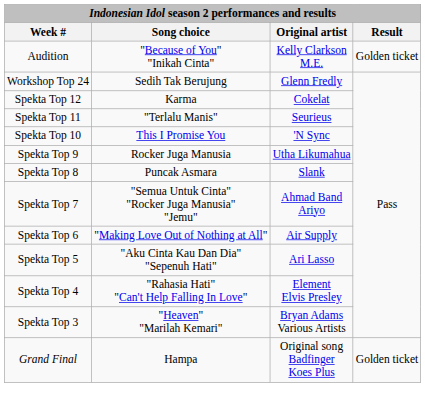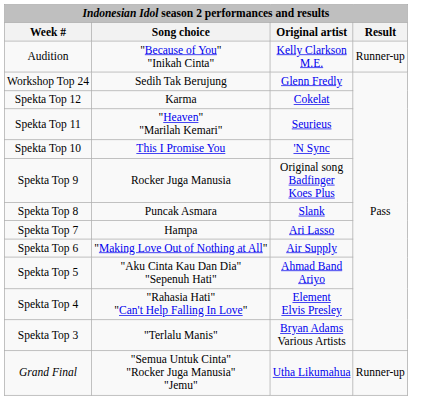(387, 56) Golden ticket -> (380, 56) Runner-up
(181, 117) "Terlalu Manis" -> (181, 124) "Heaven" "Marilah Kemari"
(312, 154) Utha Likumahua -> (312, 180) Original song Badfinger Koes Plus
(181, 203) "Semua Untuk Cinta" "Rocker Juga Manusia" "Jemu" -> (181, 229) Hampa
(312, 203) Ahmad Band Ariyo -> (312, 229) Ari Lasso
(312, 259) Ari Lasso -> (312, 272) Ahmad Band Ariyo
(181, 322) "Heaven" "Marilah Kemari" -> (181, 335) "Terlalu Manis"
(181, 360) Hampa -> (181, 373) "Semua Untuk Cinta" "Rocker Juga Manusia" "Jemu"
(312, 360) Original song Badfinger Koes Plus -> (312, 373) Utha Likumahua
(387, 360) Golden ticket -> (380, 373) Runner-up
